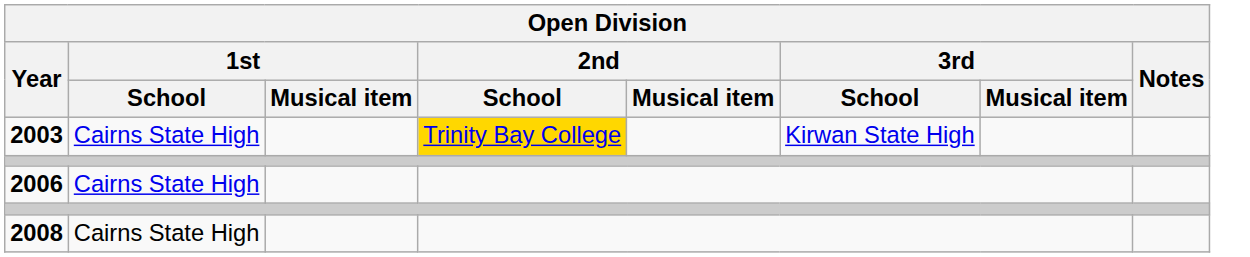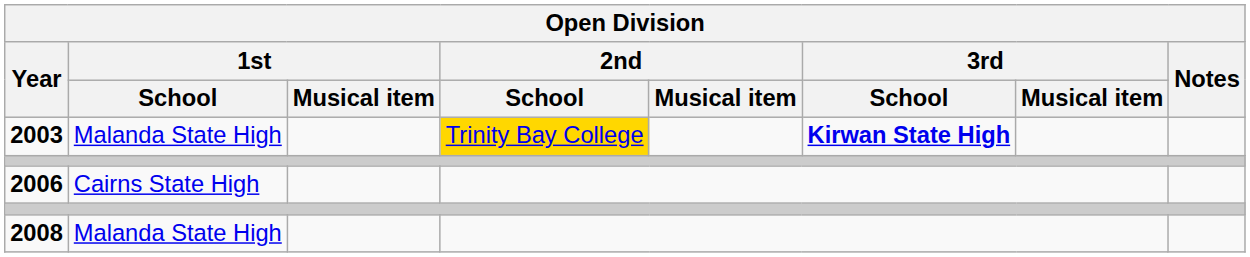(167, 135) Cairns State High -> (178, 135) Malanda State High
(880, 135) normal -> (909, 135) bold
(167, 232) Cairns State High -> (178, 232) Malanda State High
